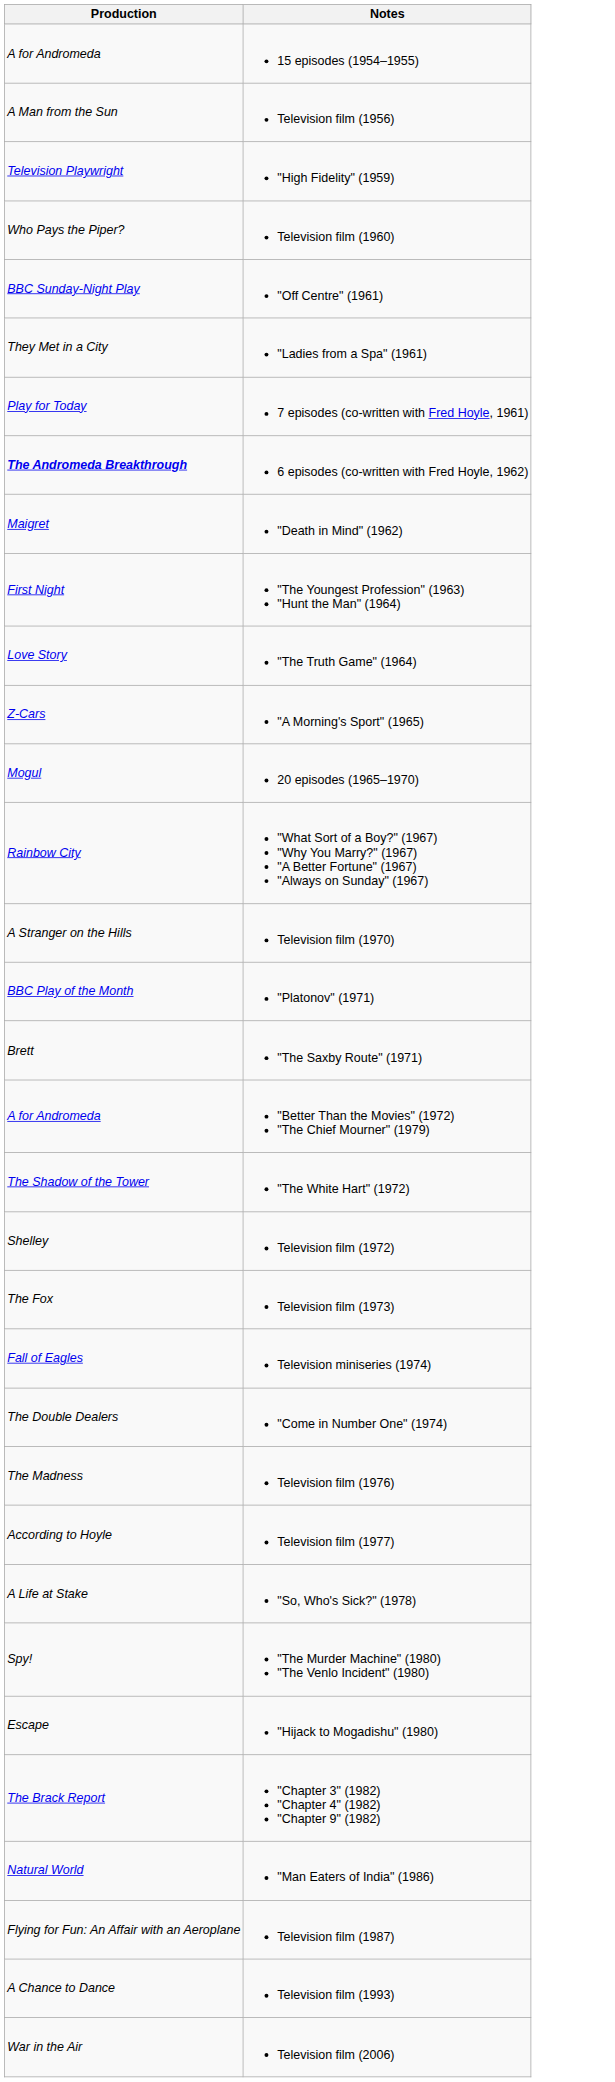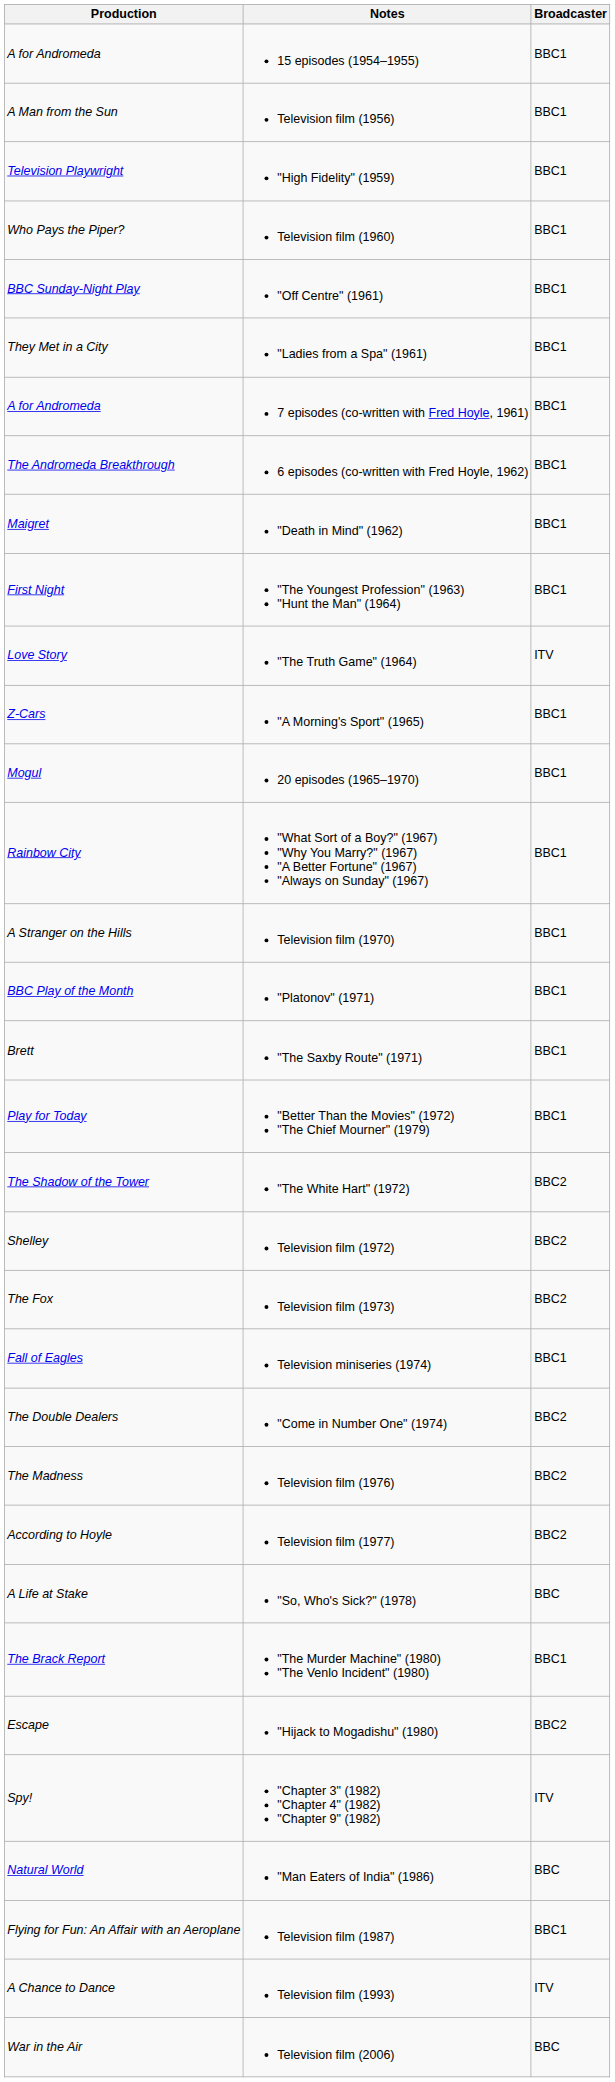+ column: (571, 14)
(47, 406) Play for Today -> (54, 406) A for Andromeda
(97, 465) bold -> (91, 465) normal
(54, 1116) A for Andromeda -> (47, 1116) Play for Today
(20, 1659) Spy! -> (56, 1659) The Brack Report
(56, 1798) The Brack Report -> (20, 1798) Spy!
